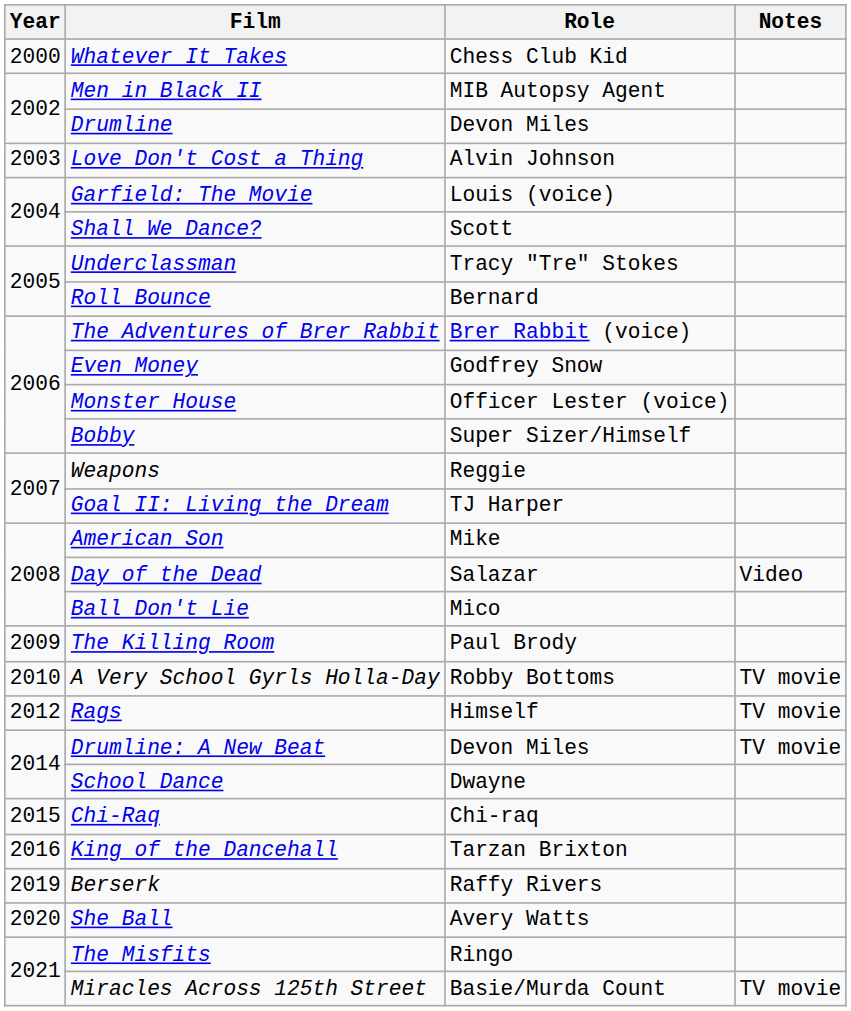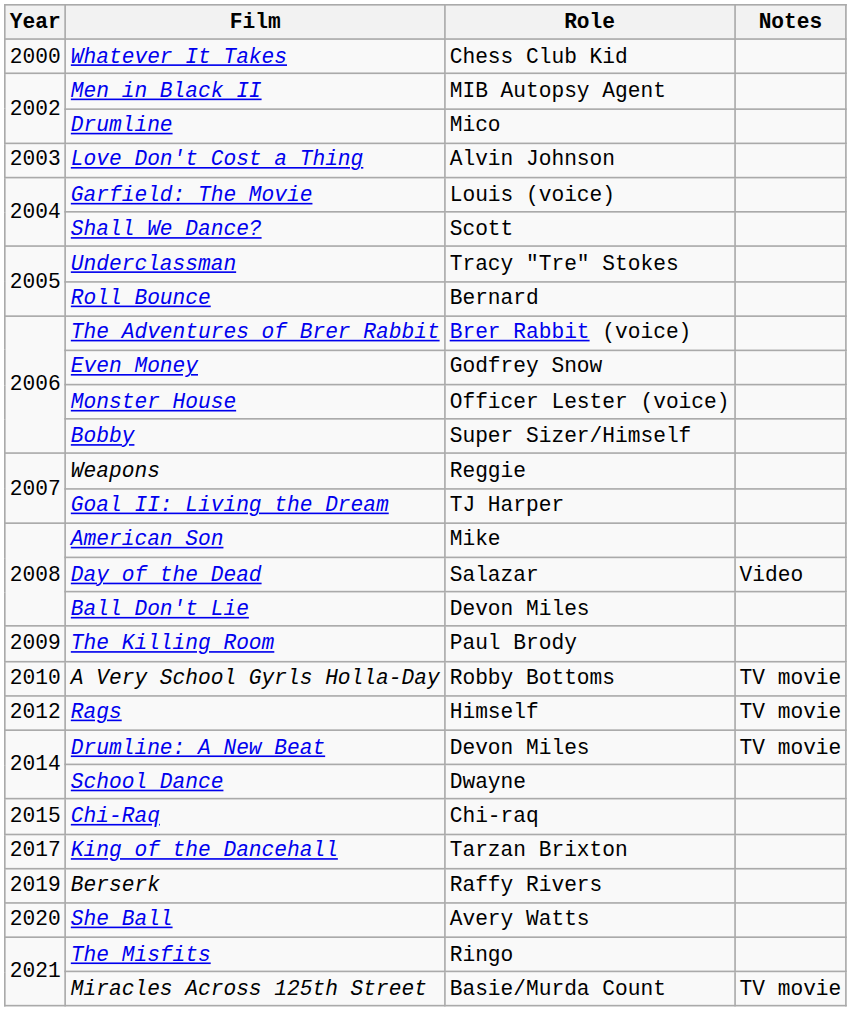(520, 126) Devon Miles -> (475, 126) Mico
(475, 609) Mico -> (520, 609) Devon Miles
(35, 851) 2016 -> (35, 851) 2017
